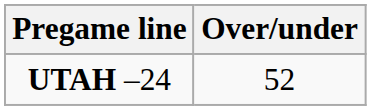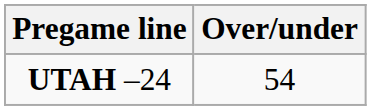(280, 79) 52 -> (280, 79) 54
